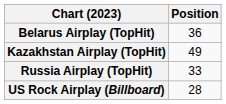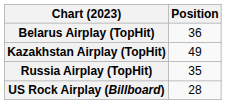(195, 71) 33 -> (195, 71) 35
